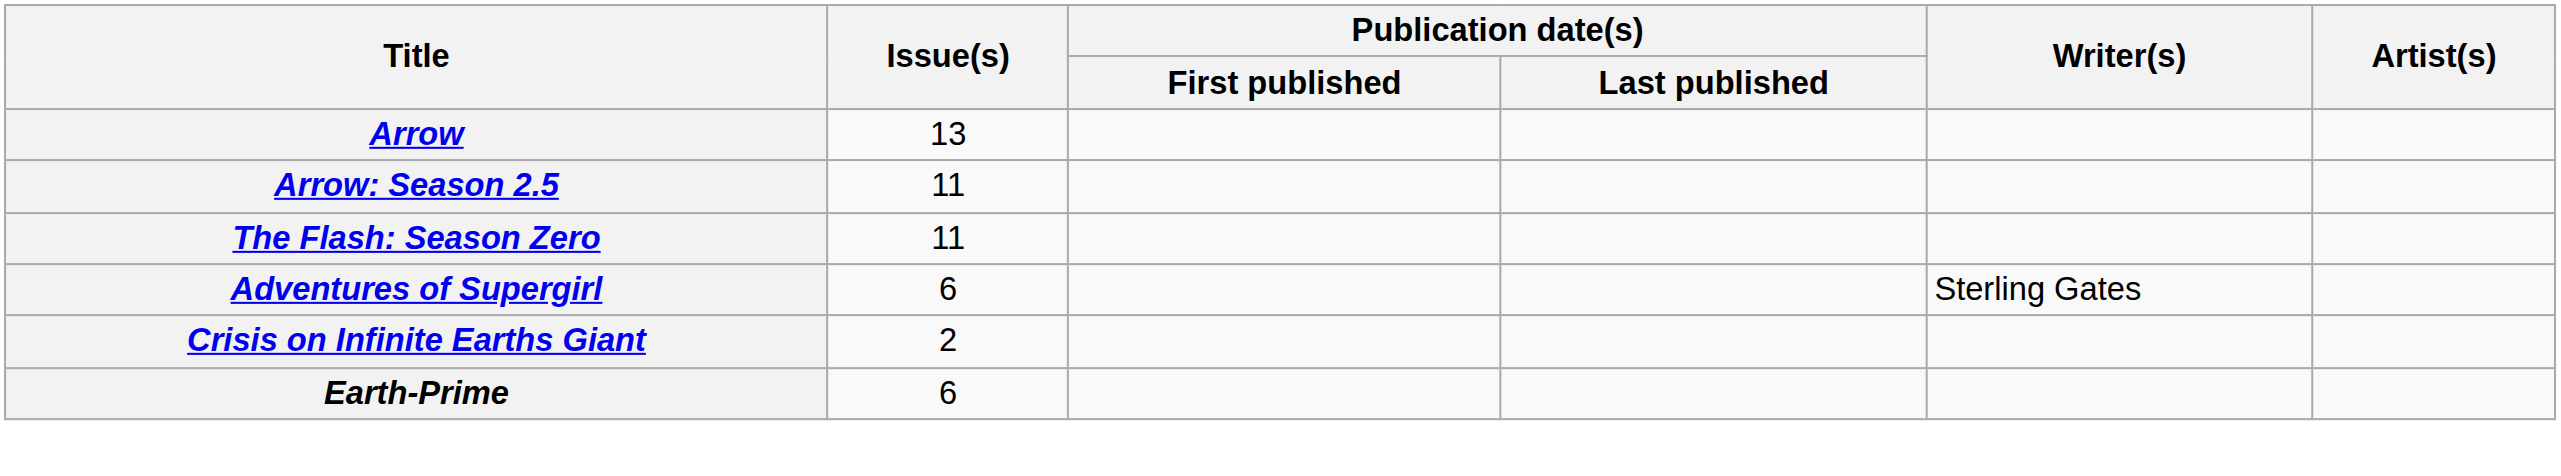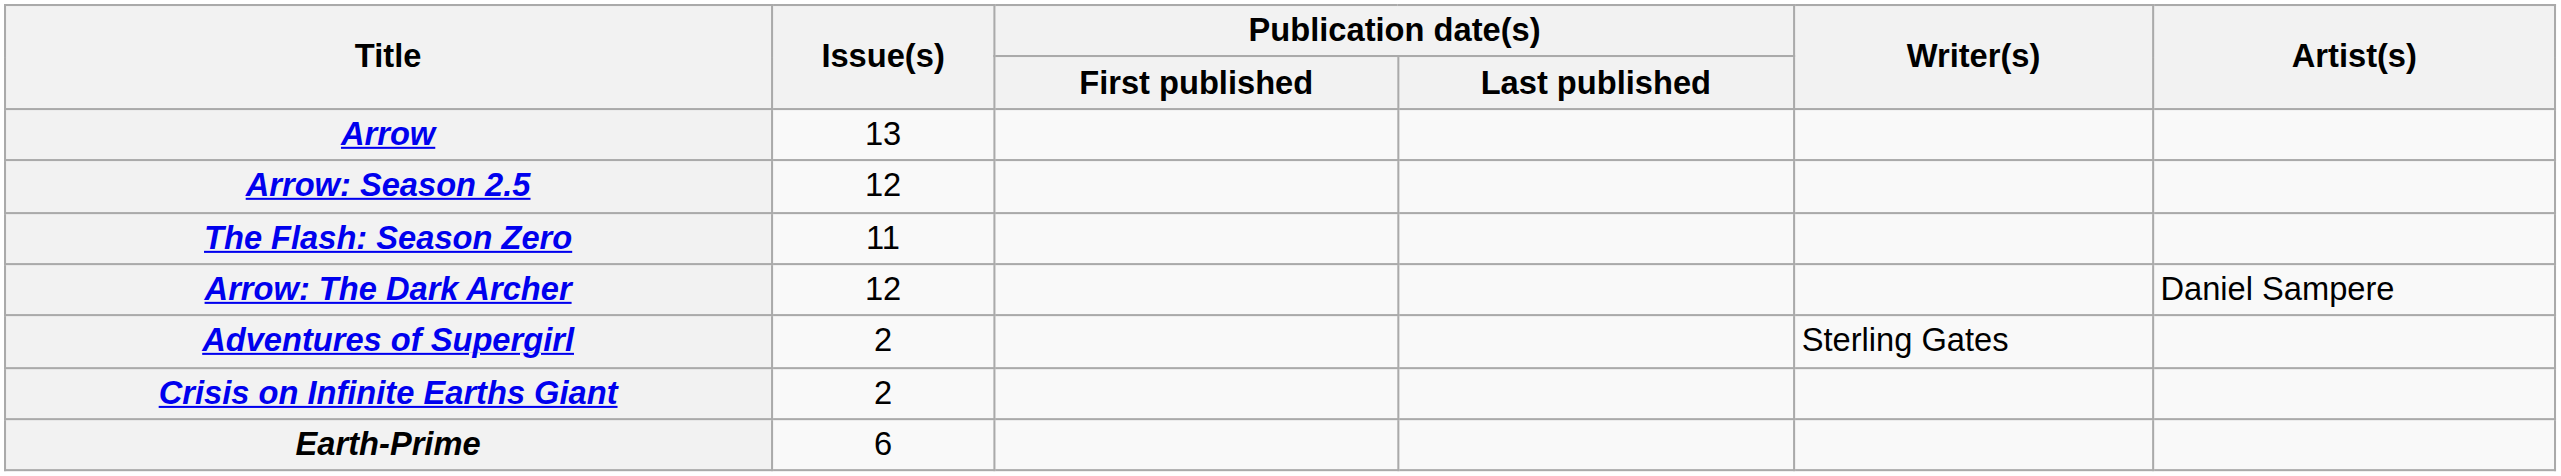(948, 185) 11 -> (883, 185) 12
+ row: (388, 289)
(948, 289) 6 -> (883, 340) 2
